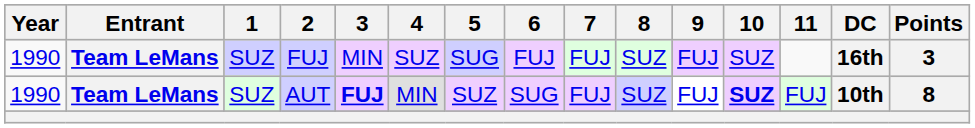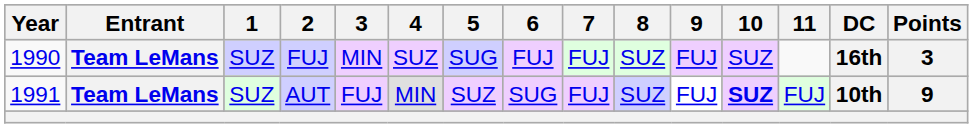(35, 93) 1990 -> (35, 93) 1991
(362, 93) bold -> (362, 93) normal
(929, 93) 8 -> (927, 93) 9
